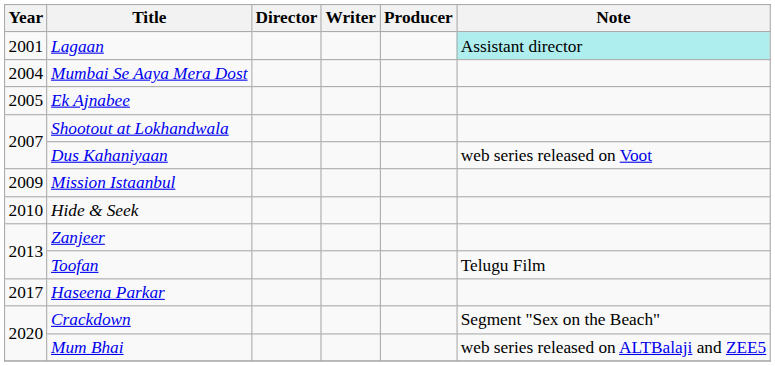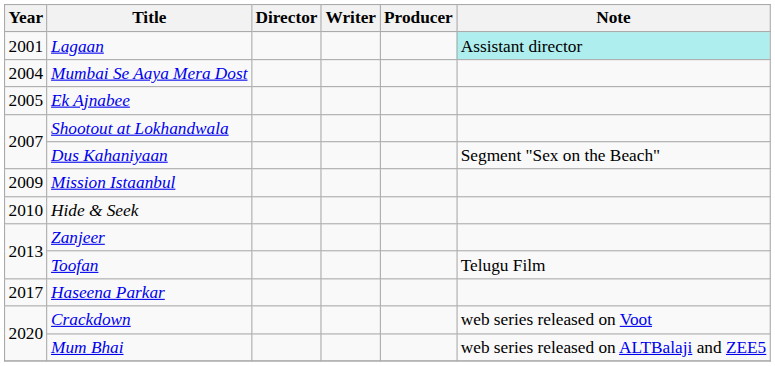(556, 155) web series released on Voot -> (560, 155) Segment "Sex on the Beach"
(560, 319) Segment "Sex on the Beach" -> (556, 319) web series released on Voot
